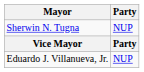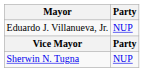rows swapped: (57, 59) <-> (43, 28)
